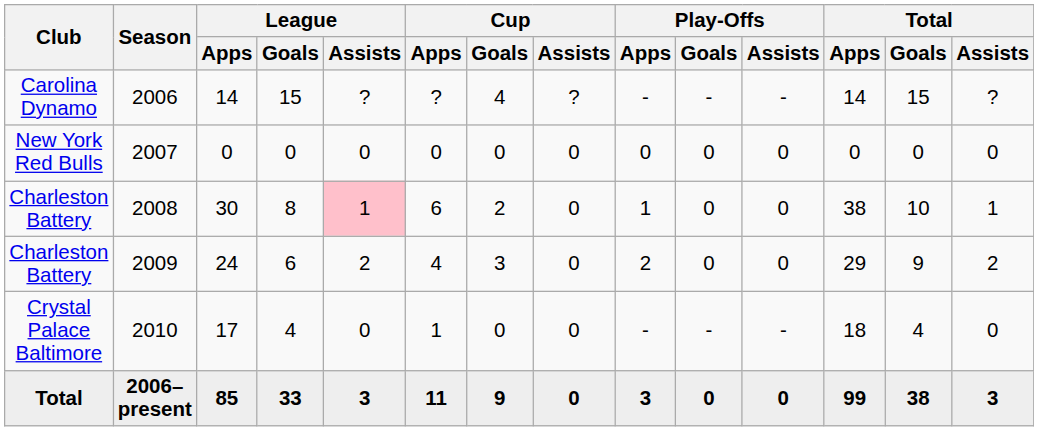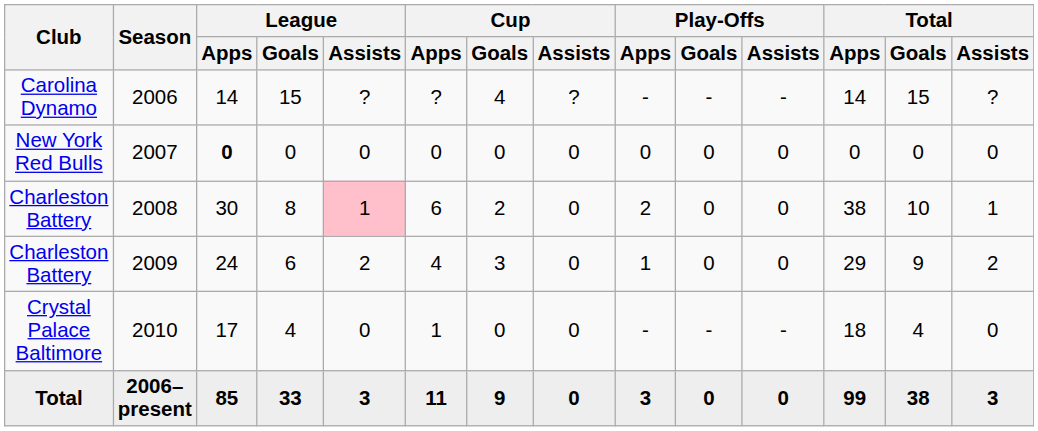(227, 152) normal -> (227, 152) bold
(645, 208) 1 -> (645, 208) 2
(645, 263) 2 -> (645, 263) 1
